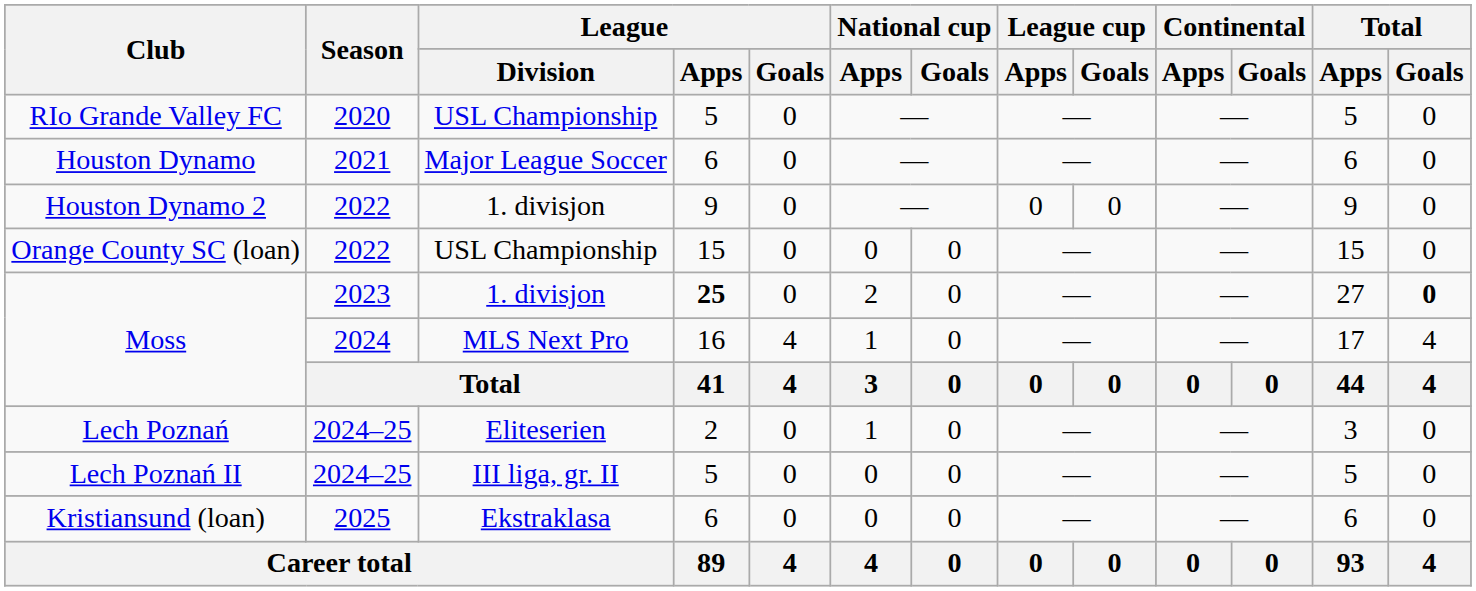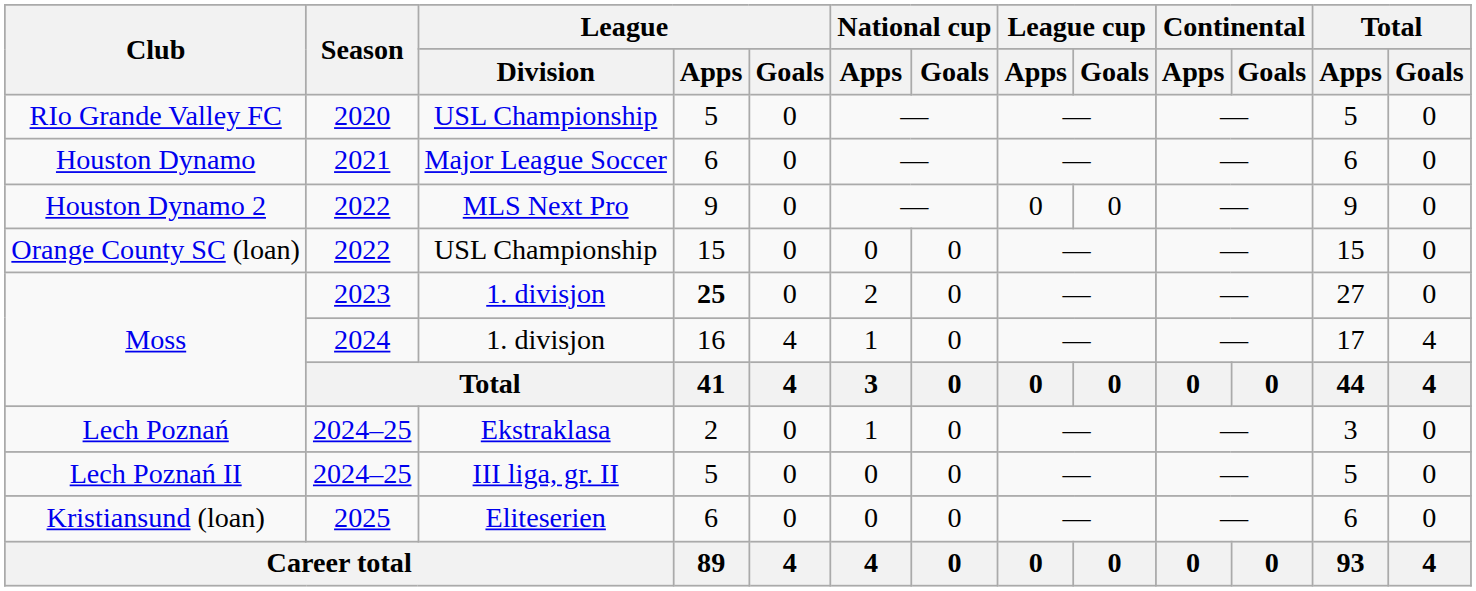(546, 205) 1. divisjon -> (546, 205) MLS Next Pro
(1429, 294) bold -> (1429, 294) normal
(546, 339) MLS Next Pro -> (546, 339) 1. divisjon
(546, 428) Eliteserien -> (546, 428) Ekstraklasa
(546, 518) Ekstraklasa -> (546, 518) Eliteserien
